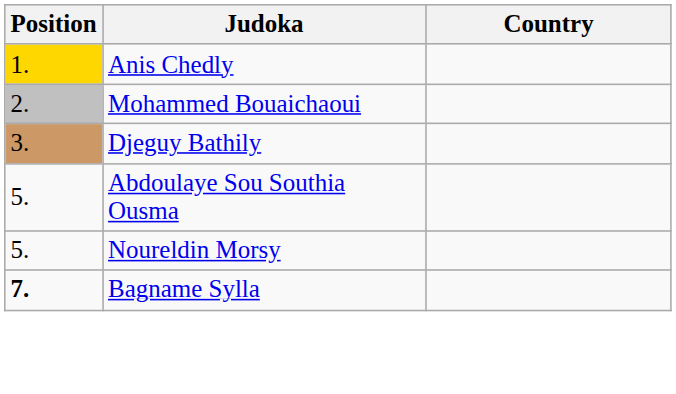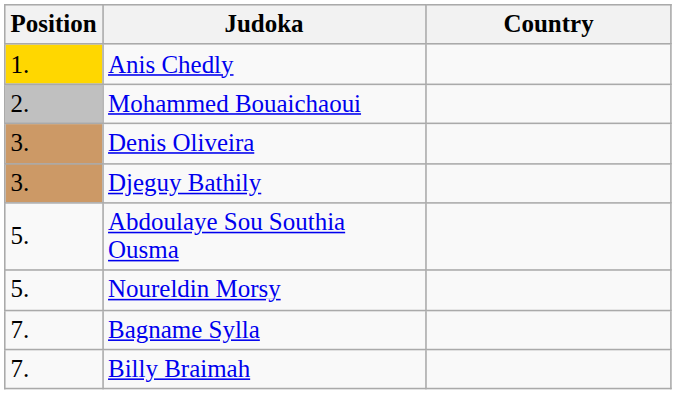+ row: (181, 143)
(20, 289) bold -> (20, 329) normal
+ row: (179, 369)
